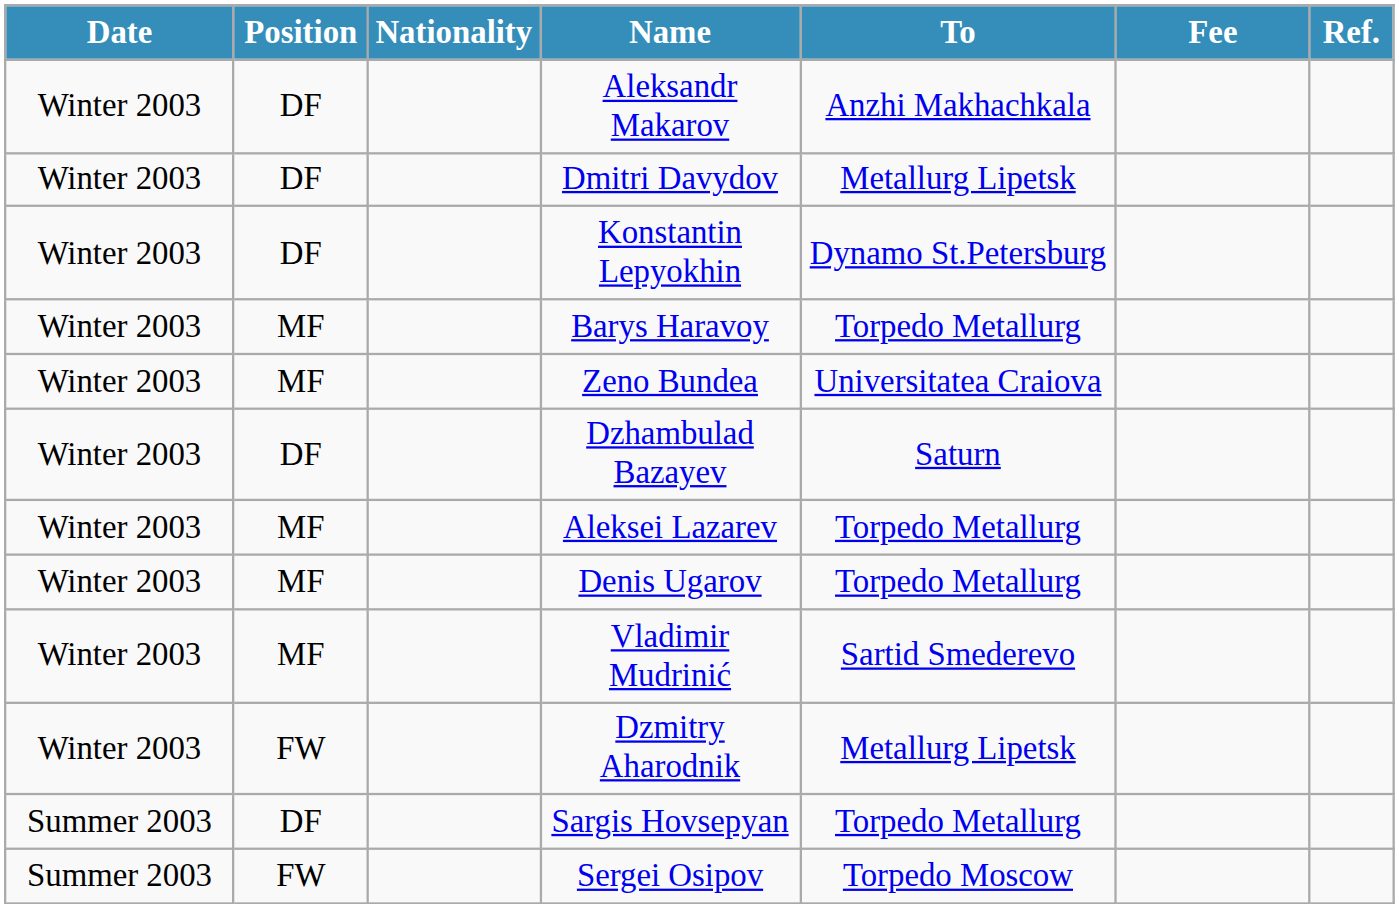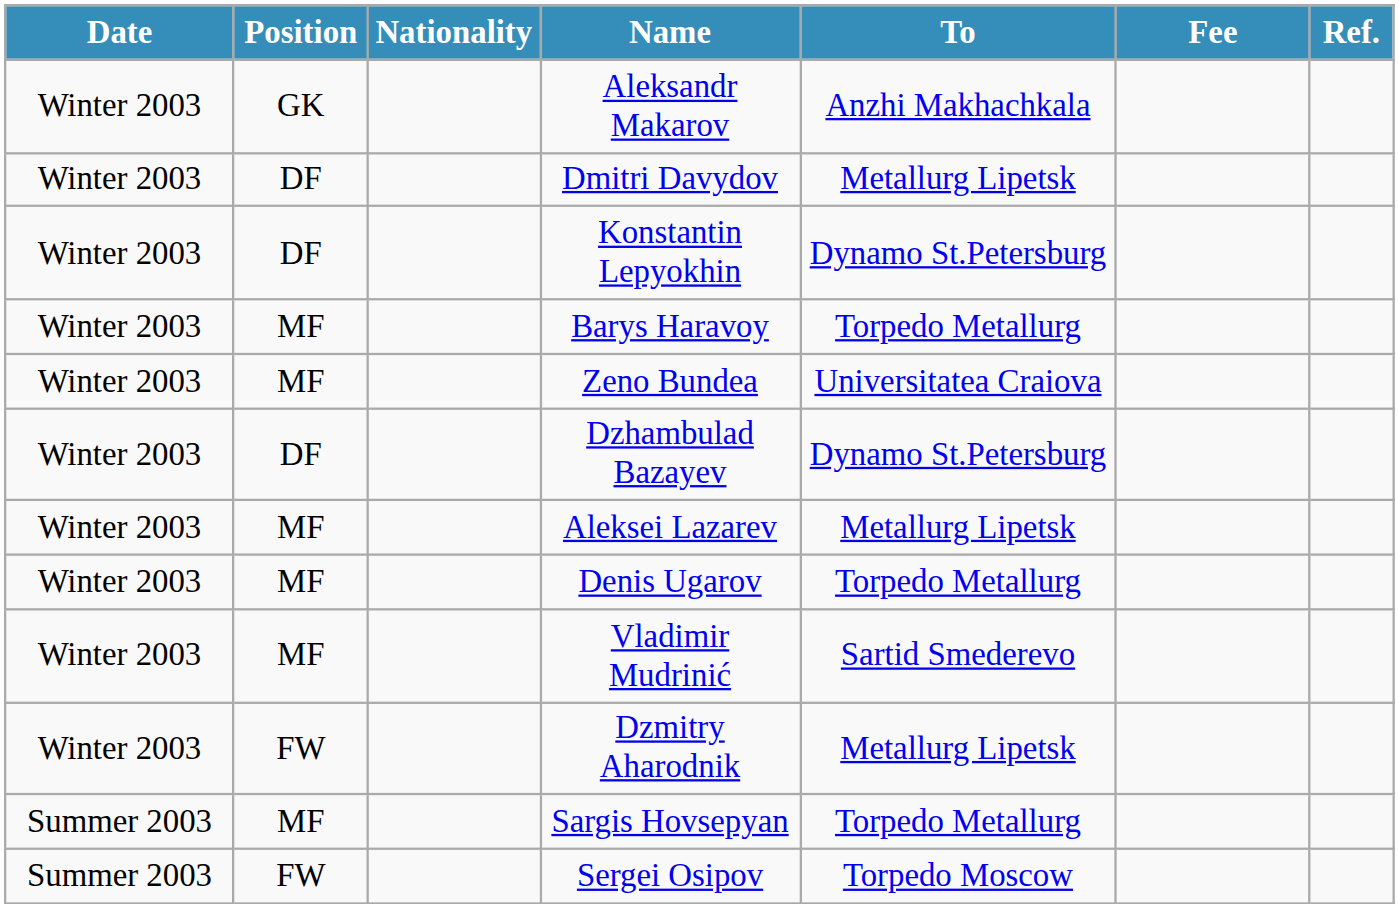(301, 105) DF -> (301, 105) GK
(958, 453) Saturn -> (958, 453) Dynamo St.Petersburg
(958, 527) Torpedo Metallurg -> (958, 527) Metallurg Lipetsk
(301, 821) DF -> (301, 821) MF
